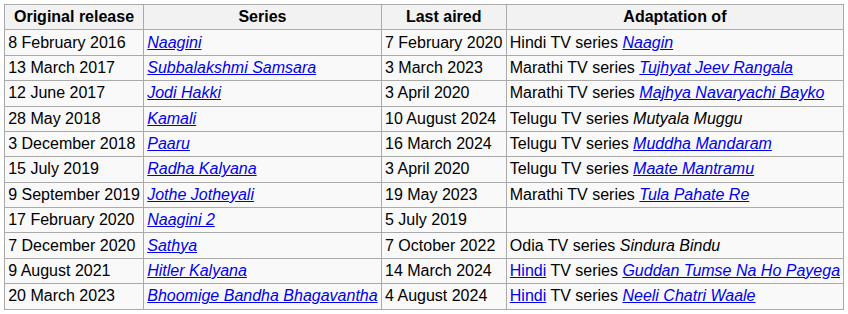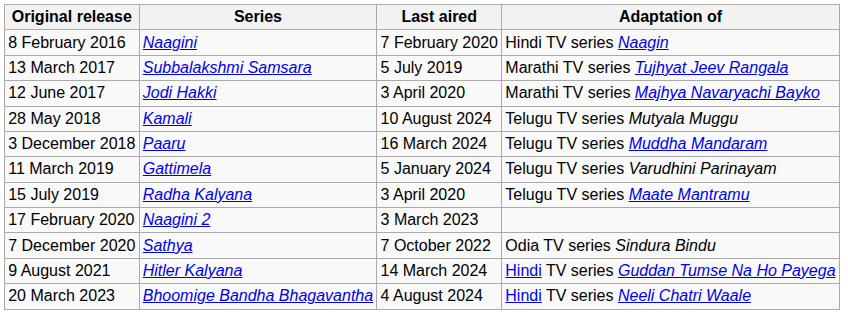(434, 67) 3 March 2023 -> (421, 67) 5 July 2019
+ row: (61, 169)
- row: (74, 194)
(426, 220) 5 July 2019 -> (429, 220) 3 March 2023
